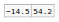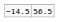(43, 11) 54.2 -> (43, 11) 56.5
